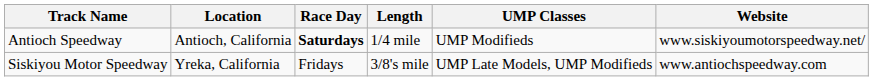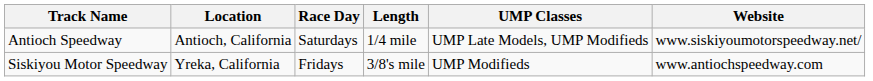(331, 40) bold -> (328, 40) normal
(485, 40) UMP Modifieds -> (540, 40) UMP Late Models, UMP Modifieds
(544, 64) UMP Late Models, UMP Modifieds -> (481, 64) UMP Modifieds
